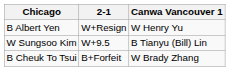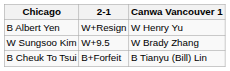(169, 43) B Tianyu (Bill) Lin -> (165, 43) W Brady Zhang
(165, 58) W Brady Zhang -> (169, 58) B Tianyu (Bill) Lin
